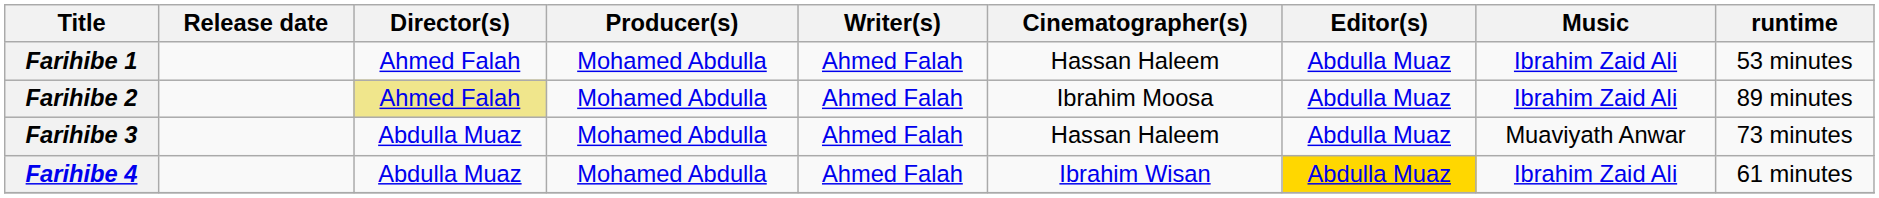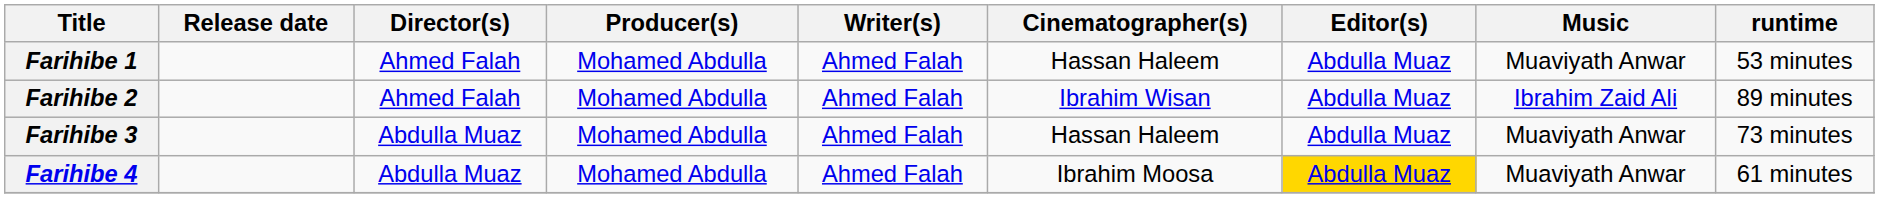(1596, 60) Ibrahim Zaid Ali -> (1596, 60) Muaviyath Anwar
(450, 98) khaki background -> (450, 98) no background
(1135, 98) Ibrahim Moosa -> (1135, 98) Ibrahim Wisan
(1135, 173) Ibrahim Wisan -> (1135, 173) Ibrahim Moosa
(1596, 173) Ibrahim Zaid Ali -> (1596, 173) Muaviyath Anwar
